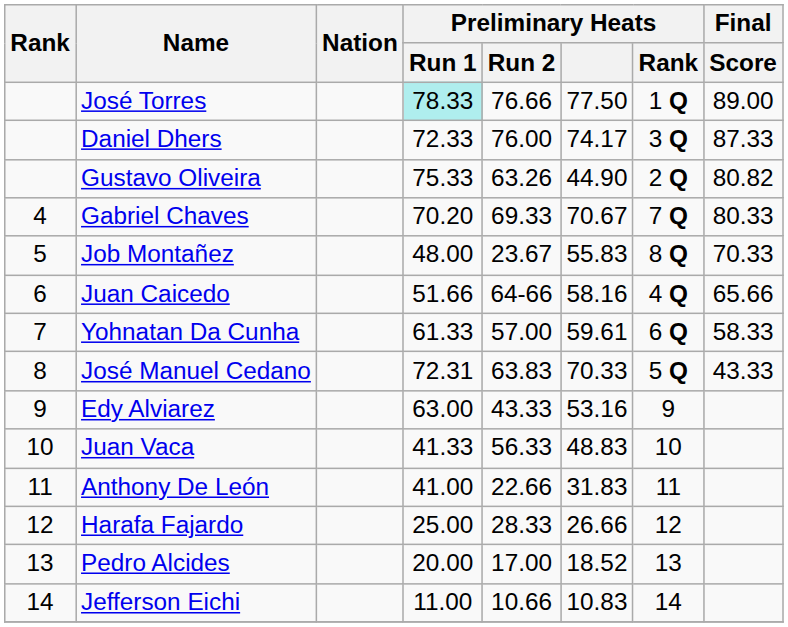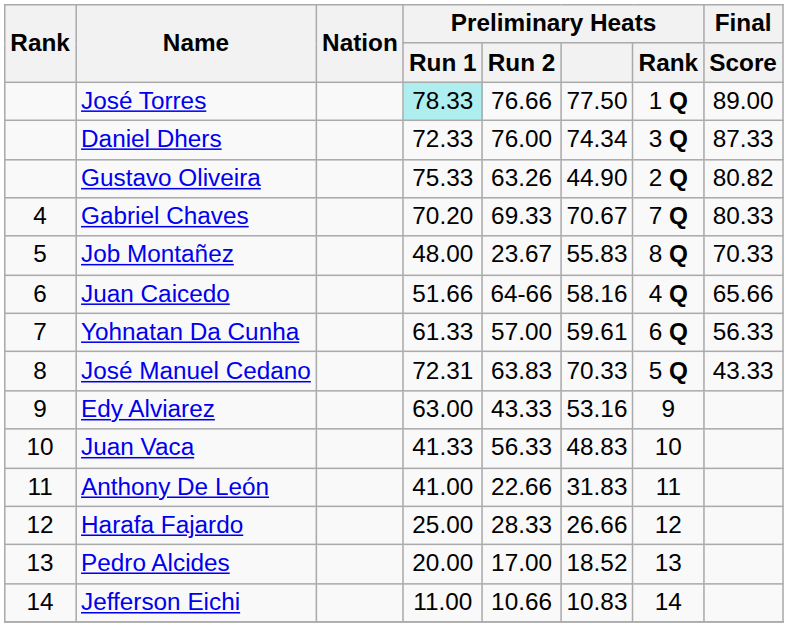(597, 139) 74.17 -> (597, 139) 74.34
(743, 332) 58.33 -> (743, 332) 56.33
